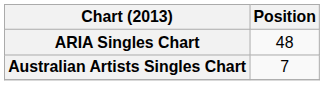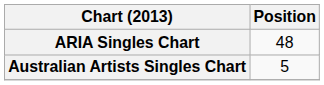(285, 67) 7 -> (285, 67) 5
